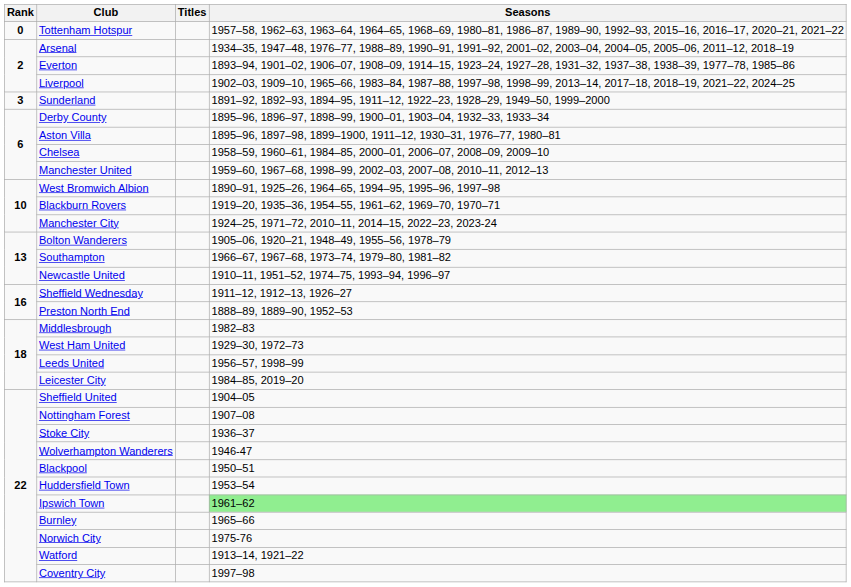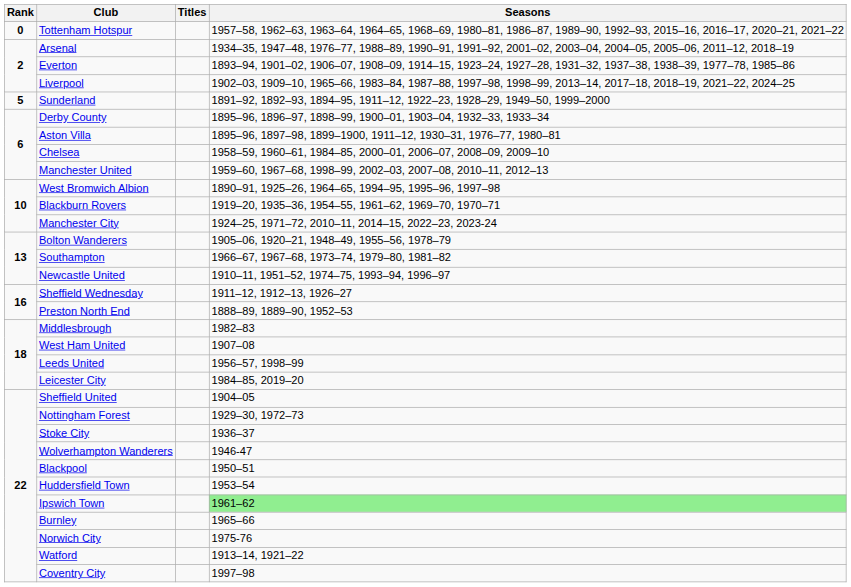(20, 100) 3 -> (20, 100) 5
(258, 345) 1929–30, 1972–73 -> (233, 345) 1907–08
(233, 415) 1907–08 -> (258, 415) 1929–30, 1972–73
